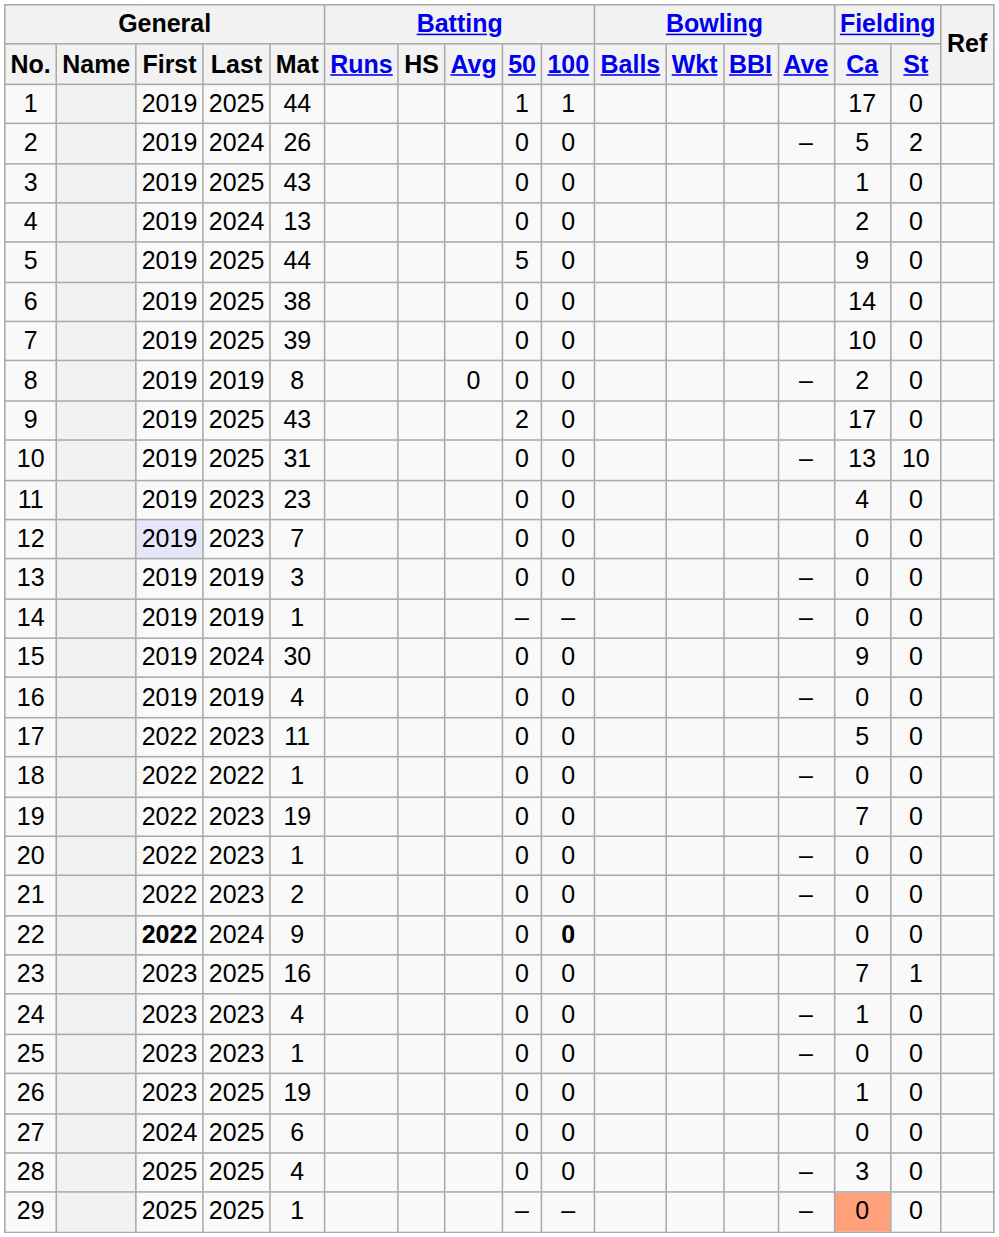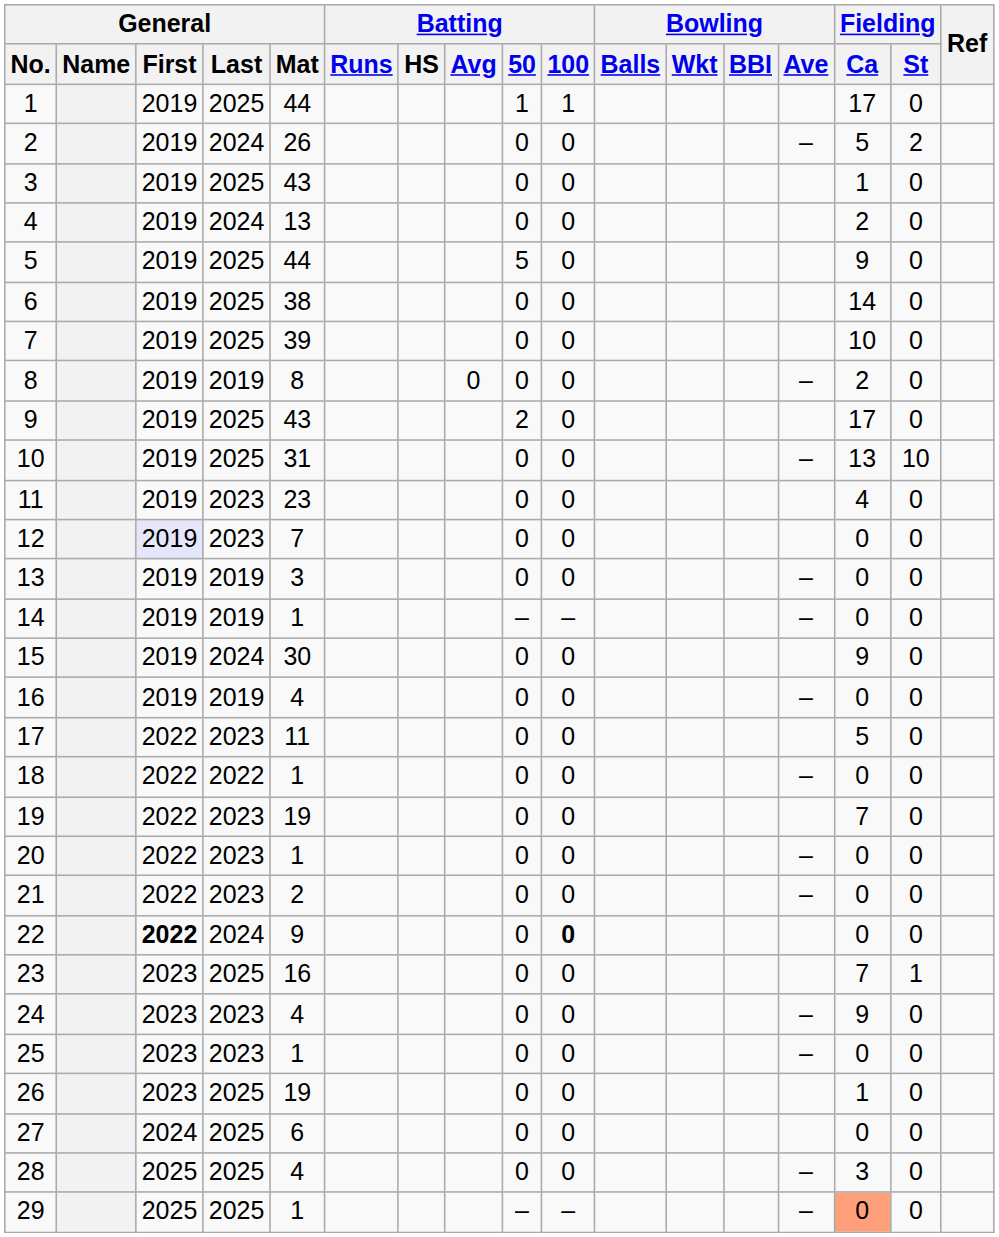(862, 1013) 1 -> (862, 1013) 9
